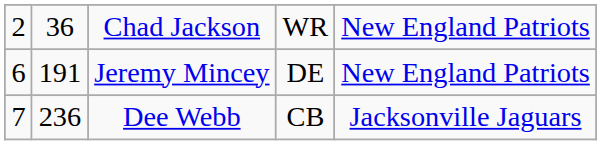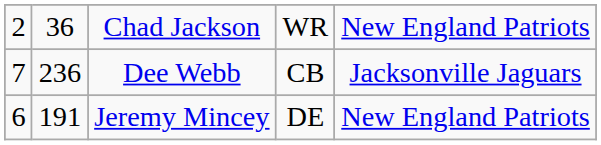rows swapped: (182, 71) <-> (182, 116)
